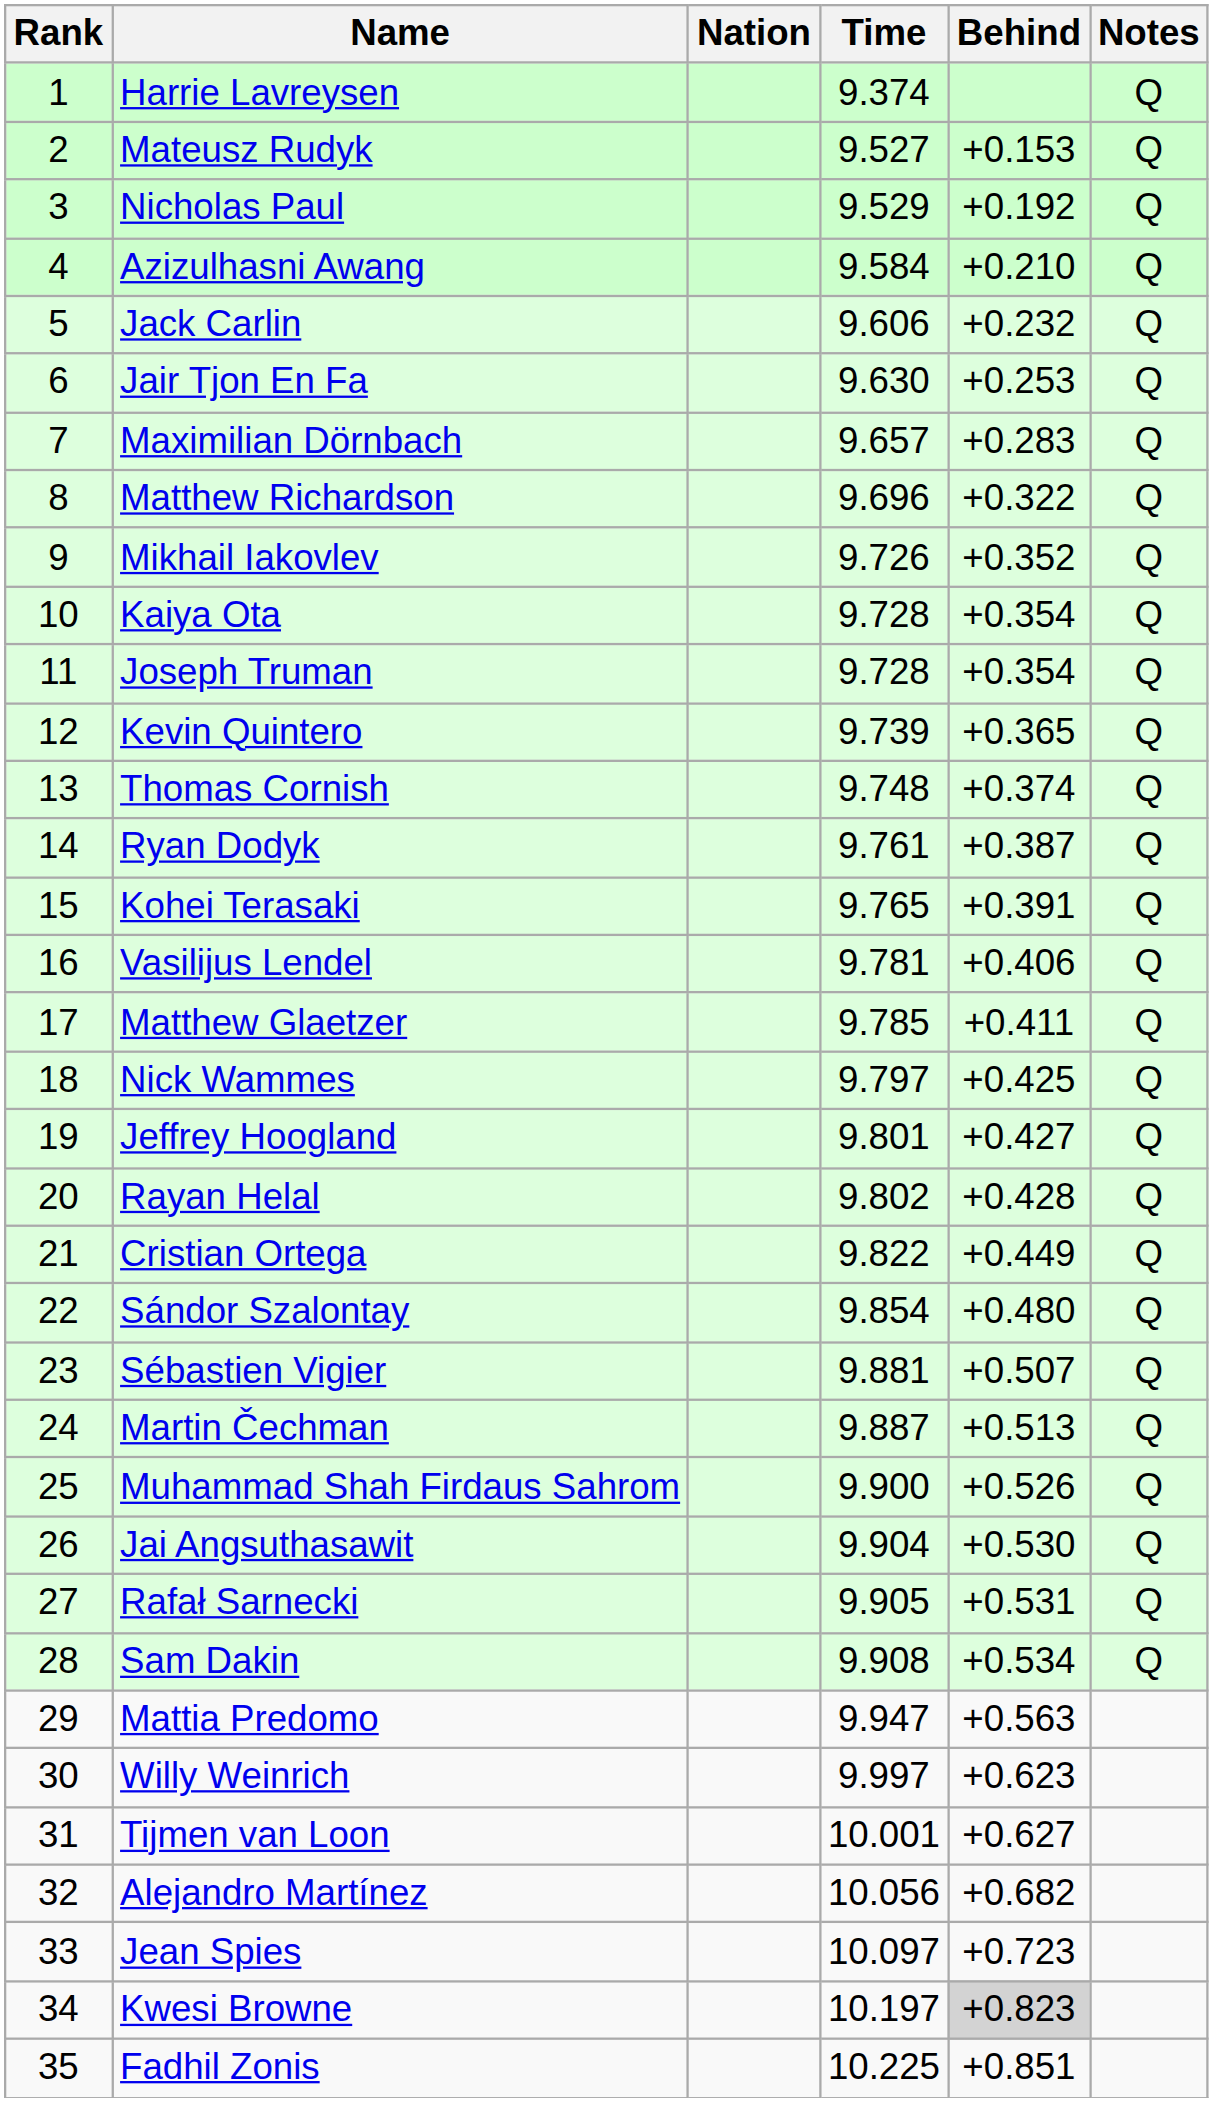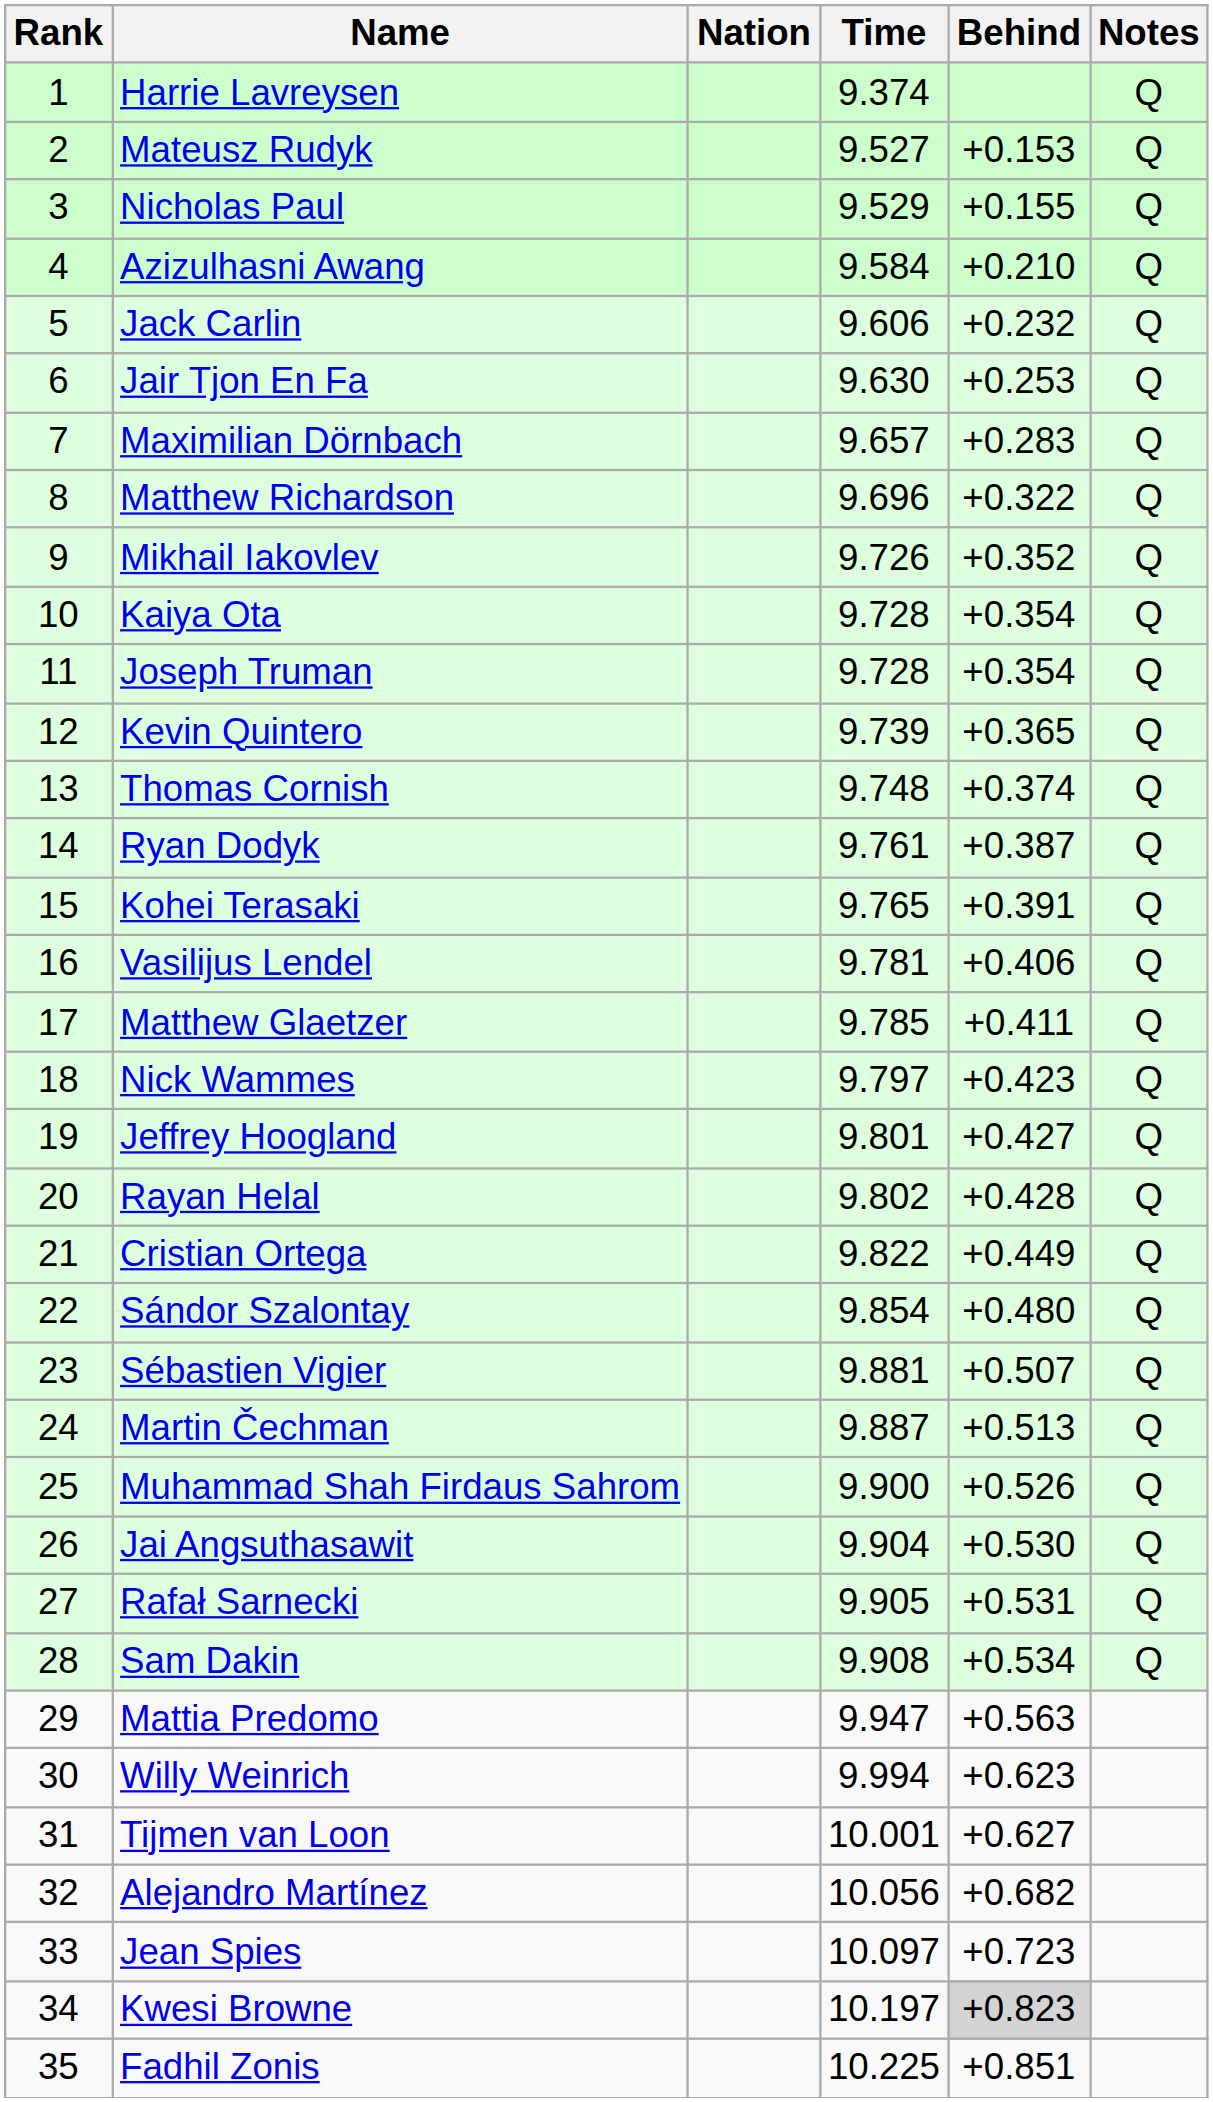(1019, 207) +0.192 -> (1019, 207) +0.155
(1019, 1079) +0.425 -> (1019, 1079) +0.423
(884, 1776) 9.997 -> (884, 1776) 9.994
